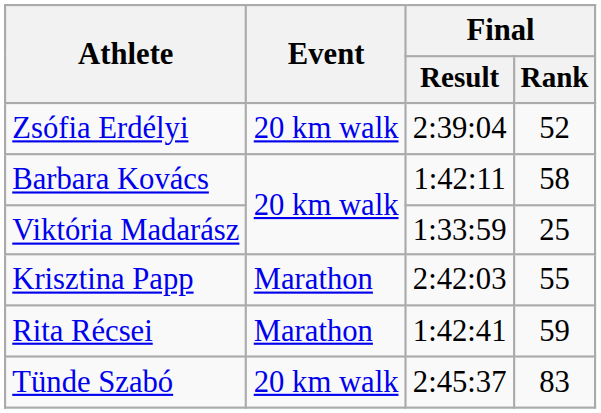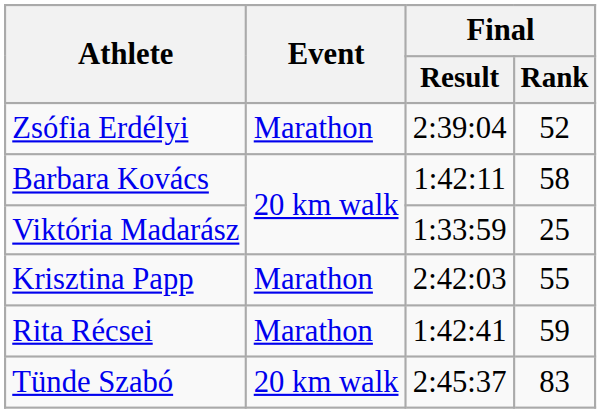(326, 128) 20 km walk -> (313, 128) Marathon
